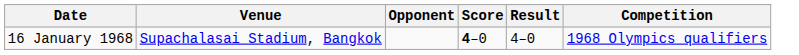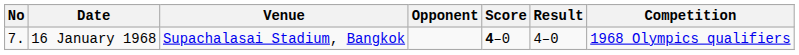+ column: (16, 16)
